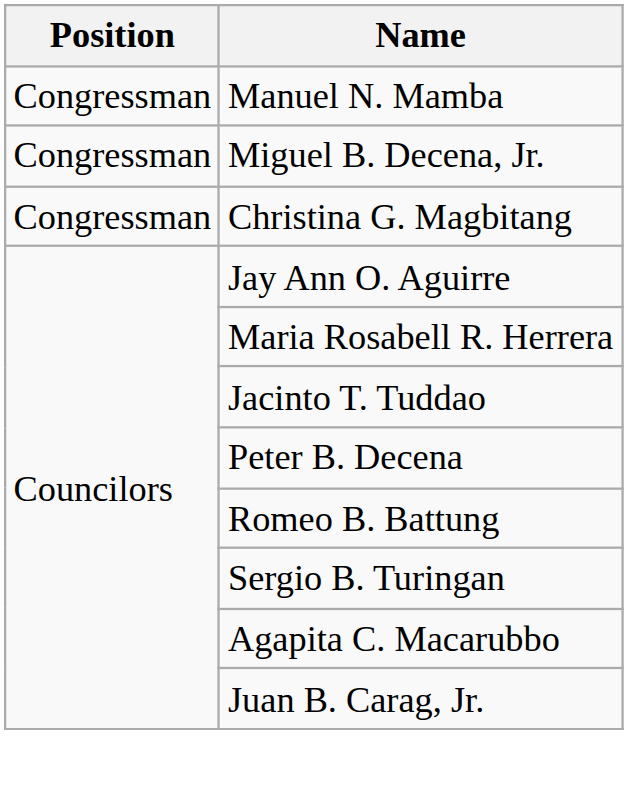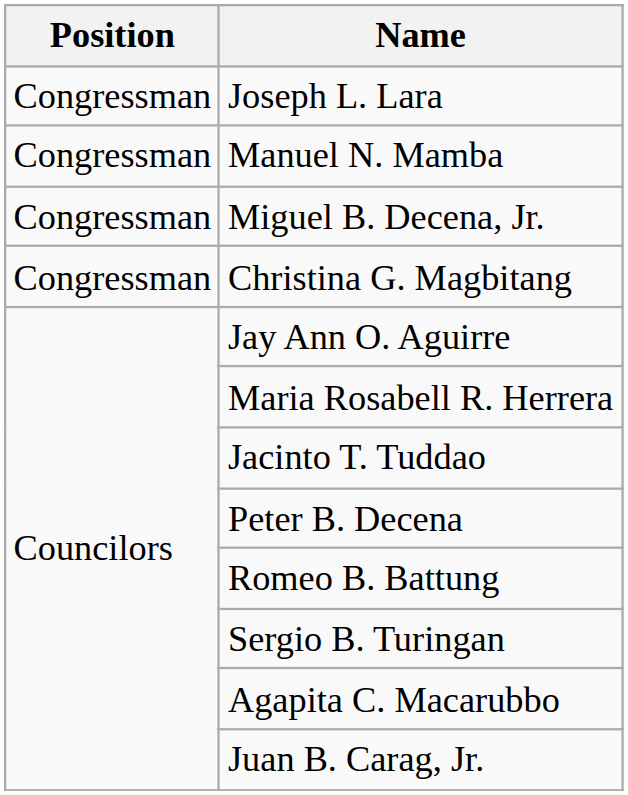+ row: (335, 95)
